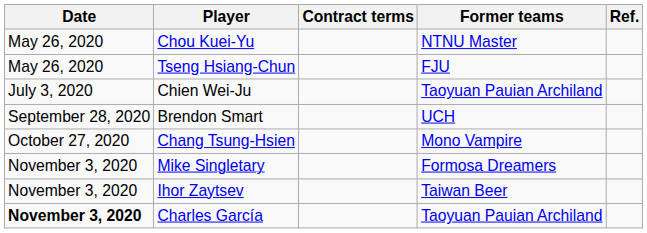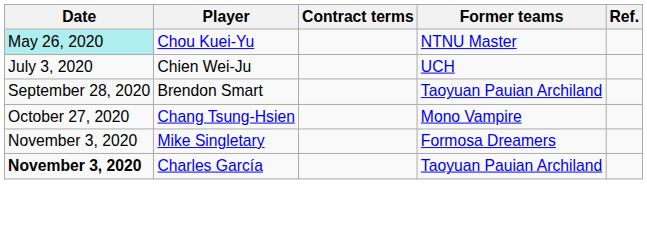(56, 41) no background -> (56, 41) paleturquoise background
- row: (226, 66)
(512, 91) Taoyuan Pauian Archiland -> (438, 66) UCH
(438, 116) UCH -> (512, 91) Taoyuan Pauian Archiland
- row: (201, 191)
